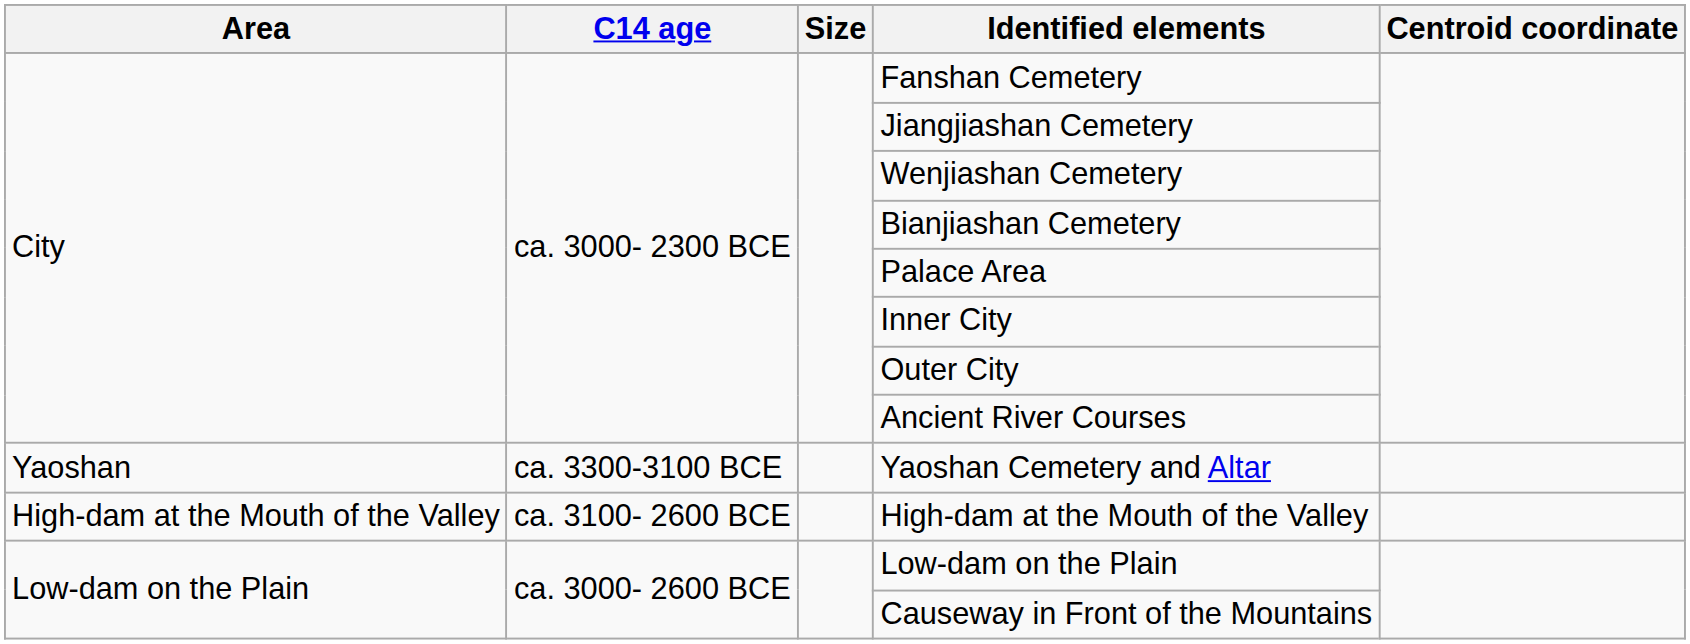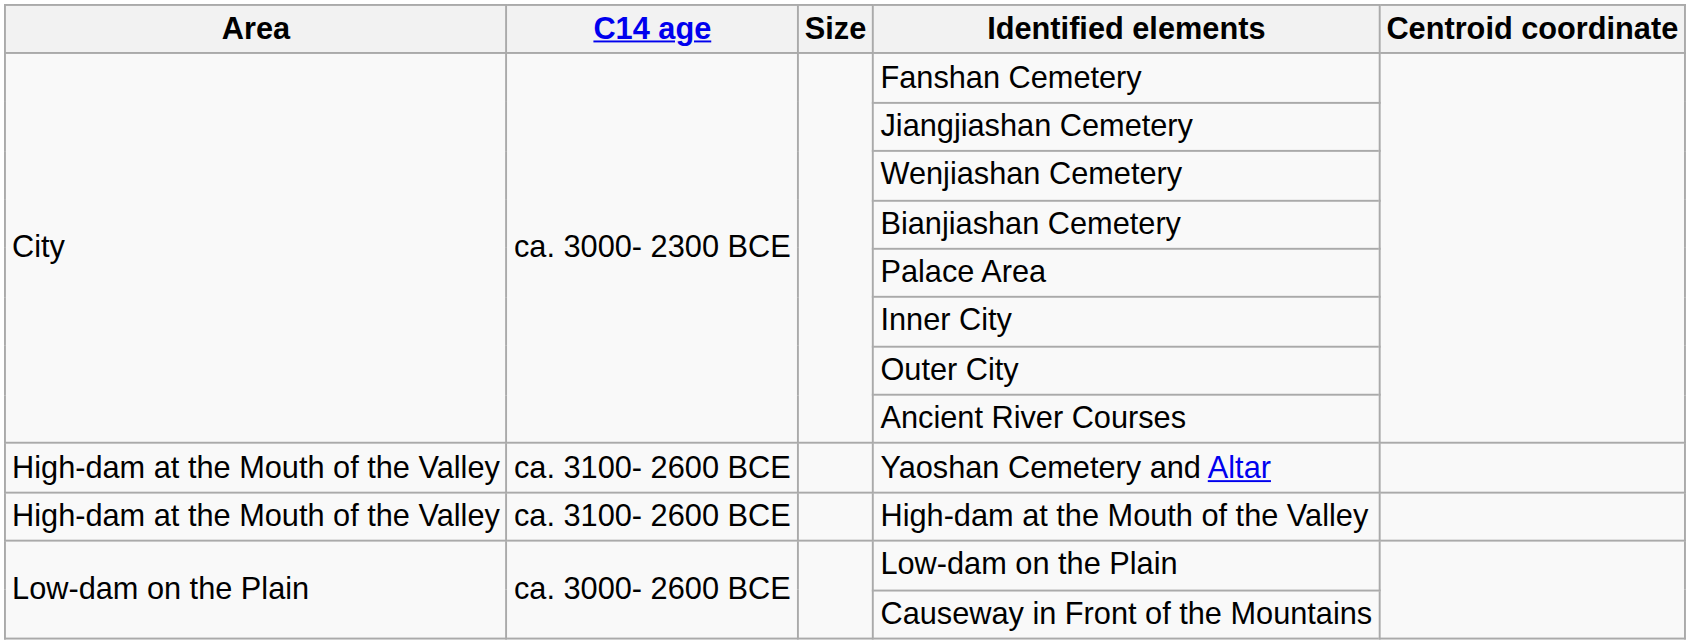(72, 467) Yaoshan -> (256, 467) High-dam at the Mouth of the Valley
(648, 467) ca. 3300-3100 BCE -> (652, 467) ca. 3100- 2600 BCE
